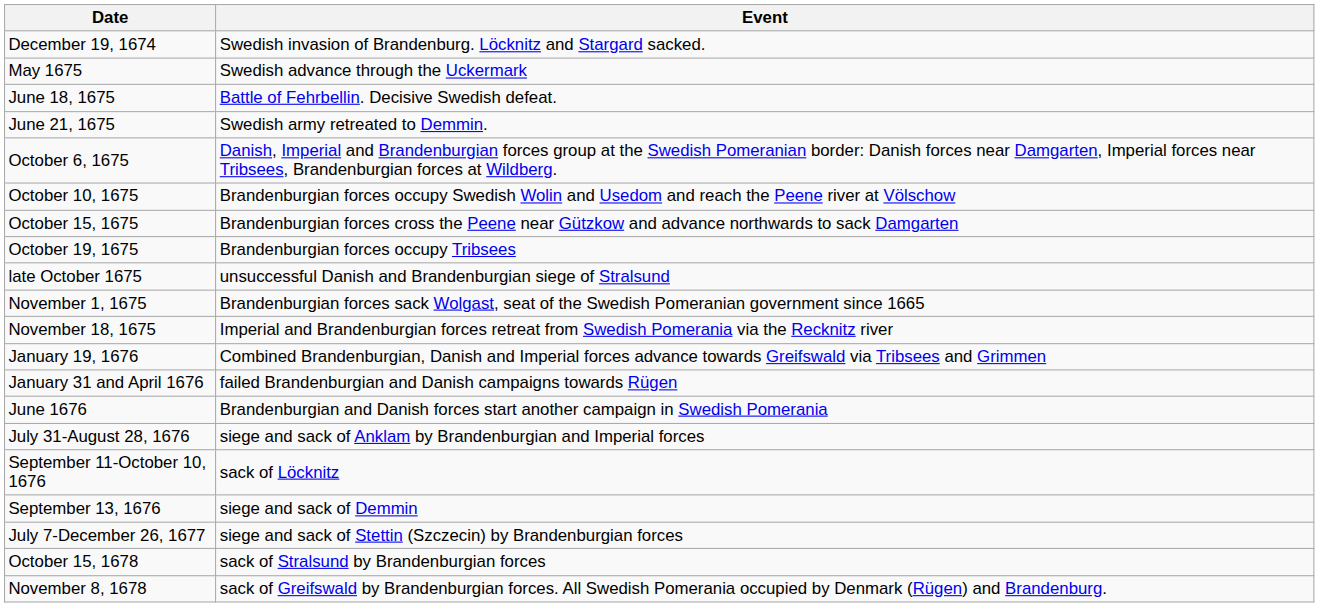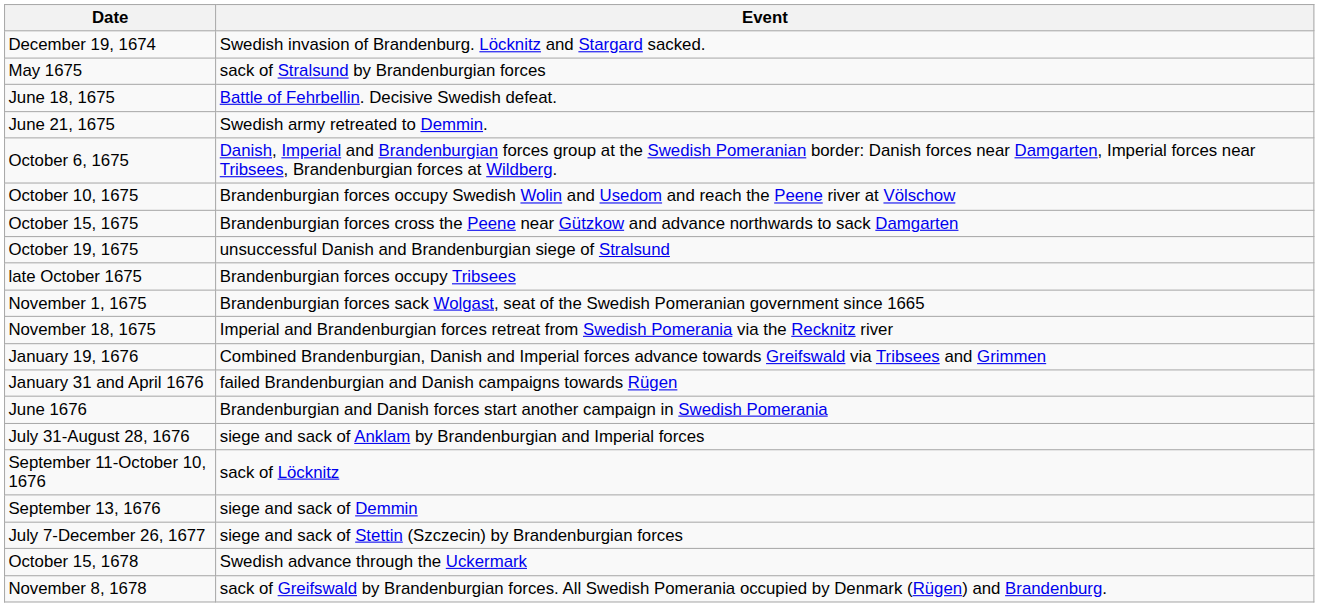(373, 71) Swedish advance through the Uckermark -> (383, 71) sack of Stralsund by Brandenburgian forces
(368, 249) Brandenburgian forces occupy Tribsees -> (445, 249) unsuccessful Danish and Brandenburgian siege of Stralsund
(445, 276) unsuccessful Danish and Brandenburgian siege of Stralsund -> (368, 276) Brandenburgian forces occupy Tribsees
(383, 561) sack of Stralsund by Brandenburgian forces -> (373, 561) Swedish advance through the Uckermark
